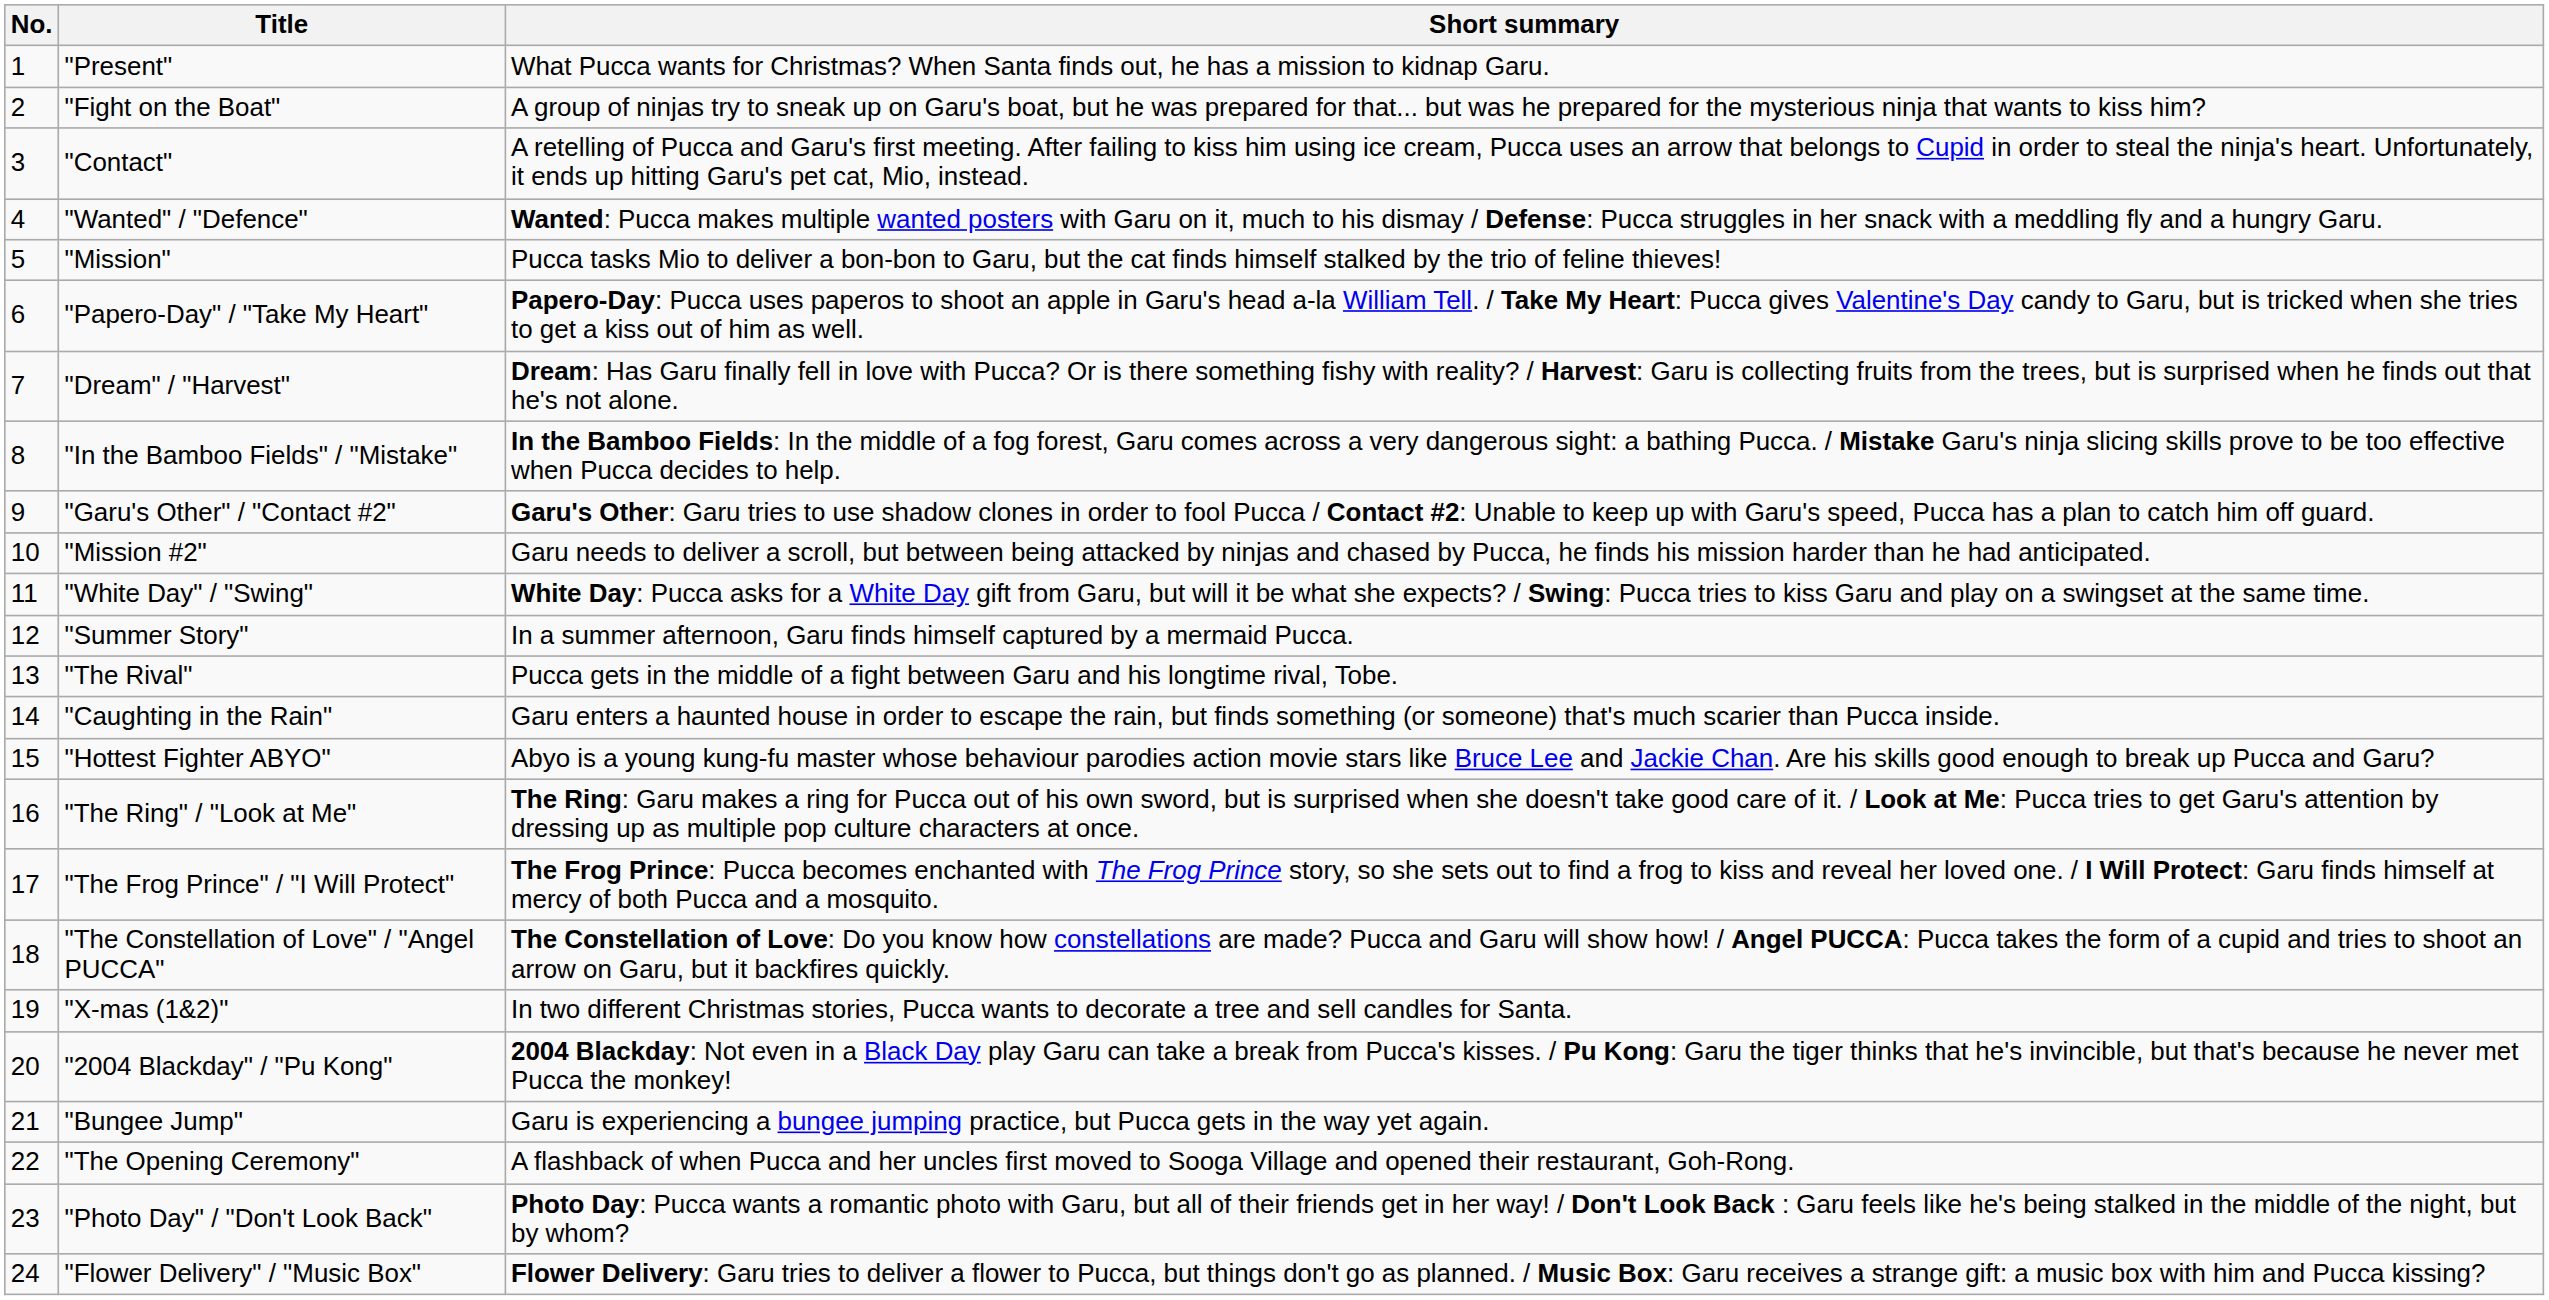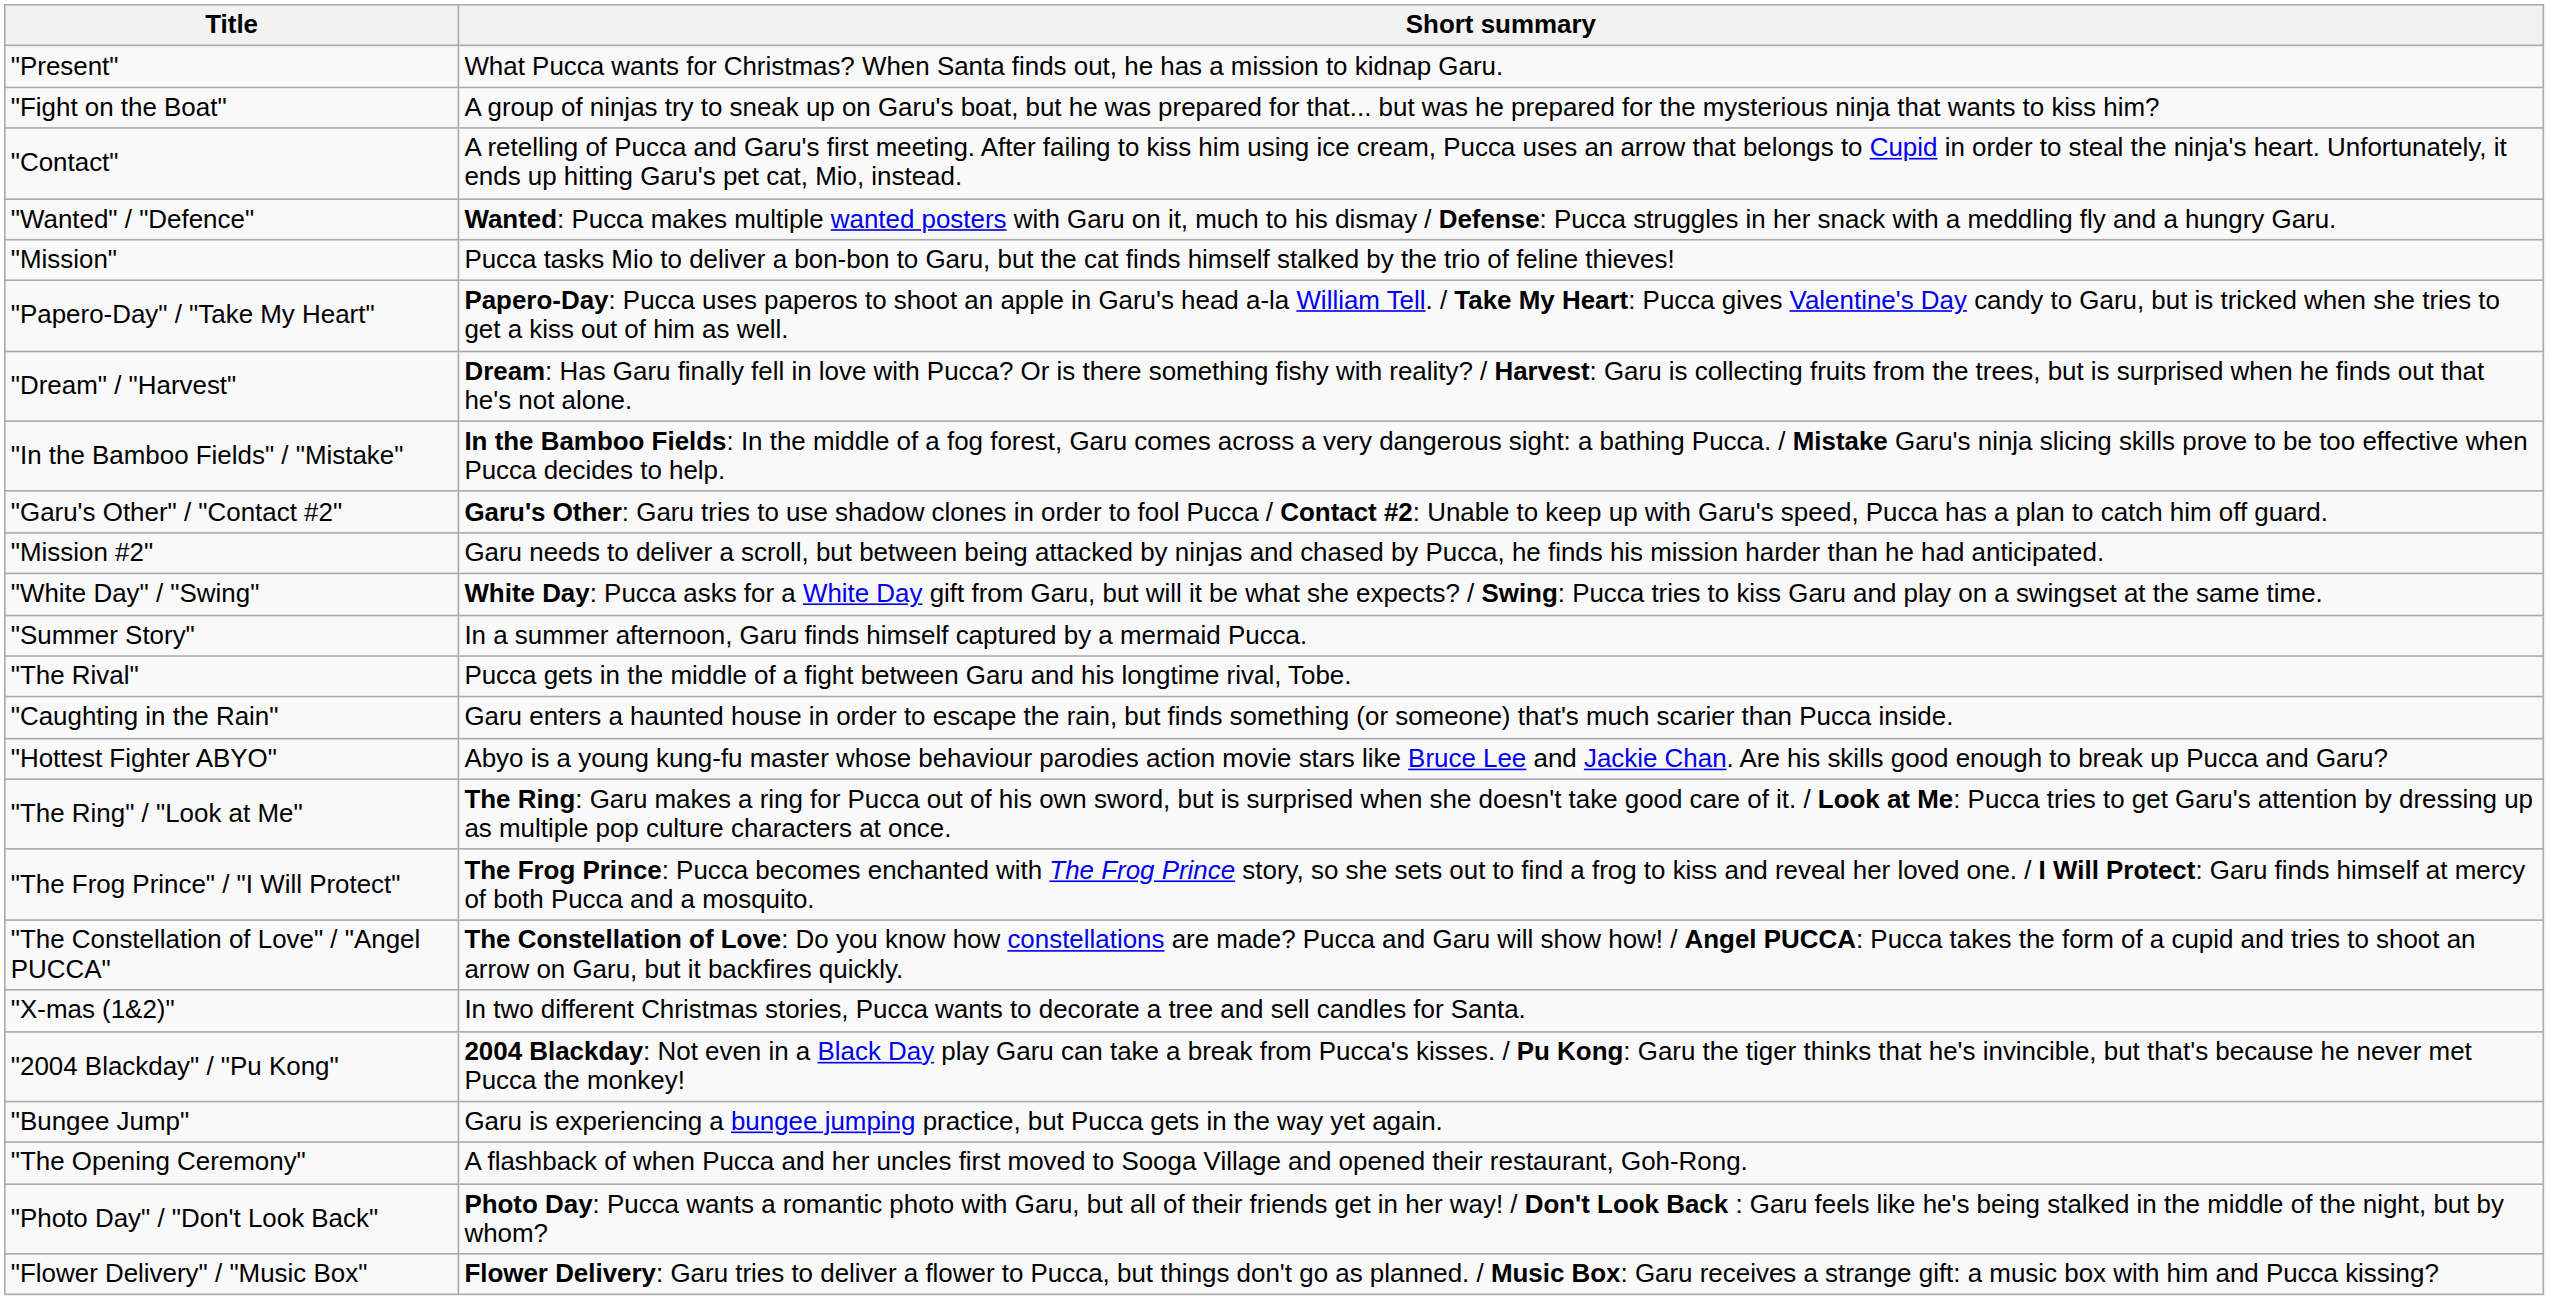- column: (32, 25)
